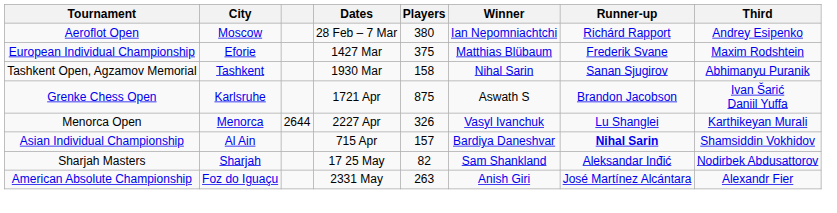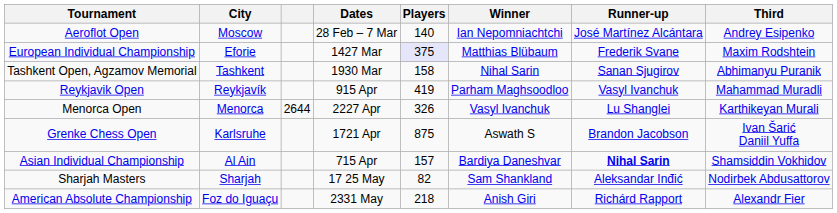(424, 33) 380 -> (424, 33) 140
(627, 33) Richárd Rapport -> (638, 33) José Martínez Alcántara
(424, 52) no background -> (424, 52) lavender background
+ row: (102, 90)
rows swapped: (102, 96) <-> (102, 122)
(424, 179) 263 -> (424, 198) 218
(627, 179) José Martínez Alcántara -> (638, 198) Richárd Rapport
